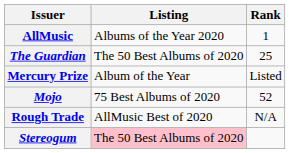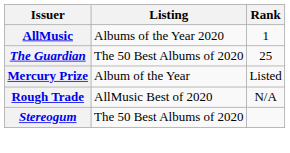- row: (48, 96)
(169, 138) pink background -> (169, 117) no background
